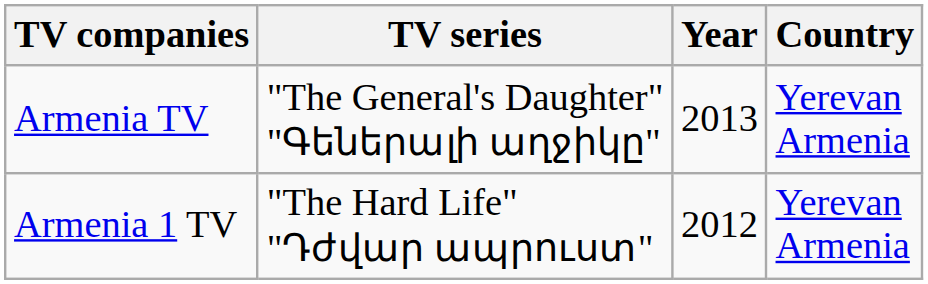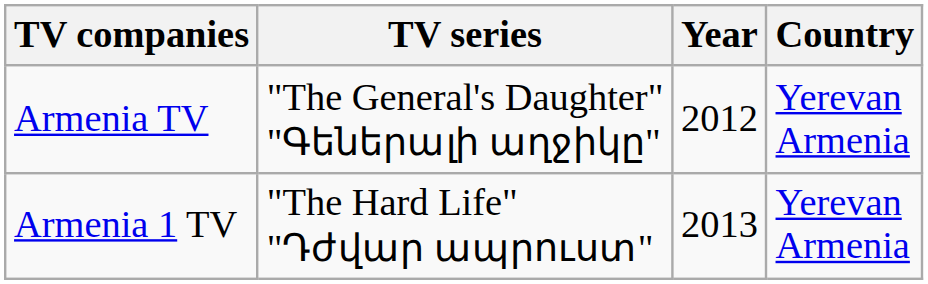(719, 118) 2013 -> (719, 118) 2012
(719, 225) 2012 -> (719, 225) 2013
